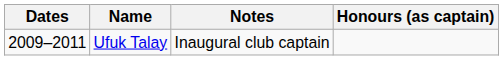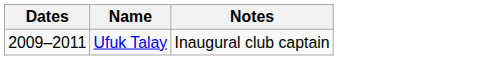- column: (416, 17)
